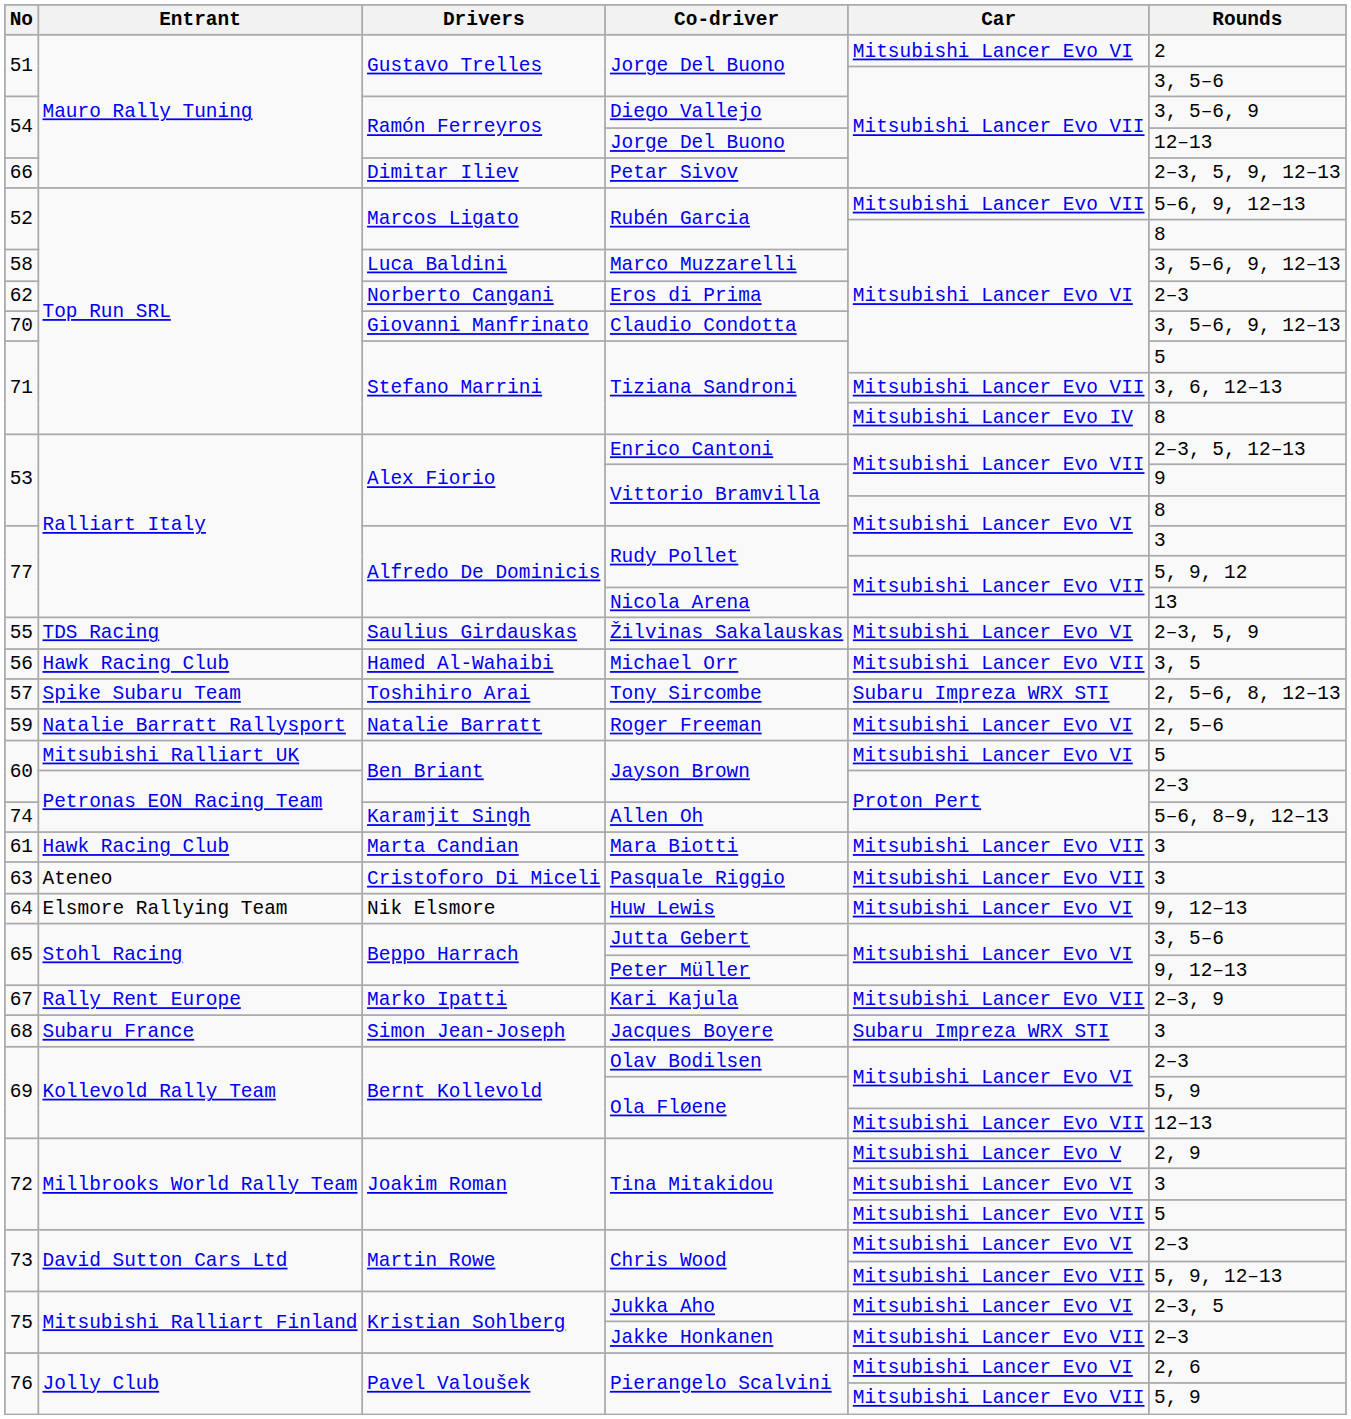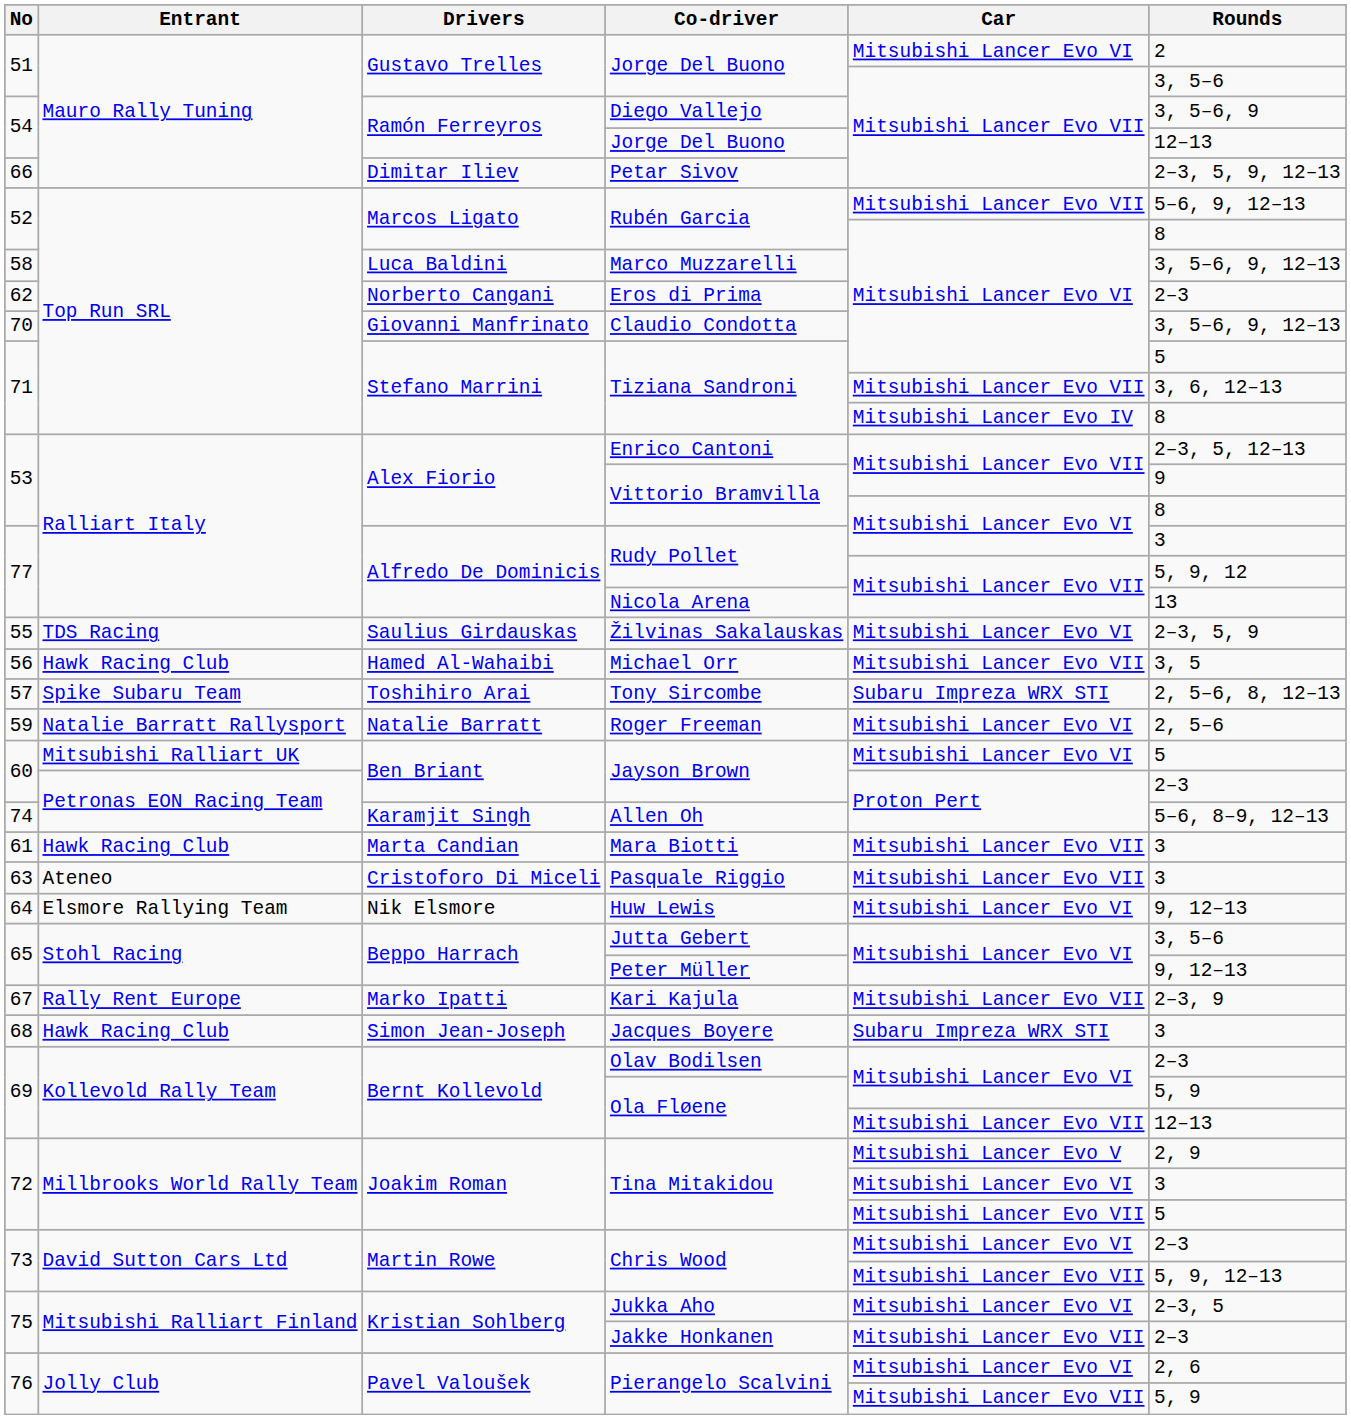(118, 1031) Subaru France -> (136, 1031) Hawk Racing Club
